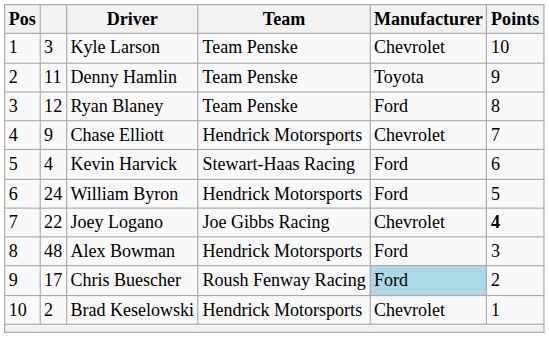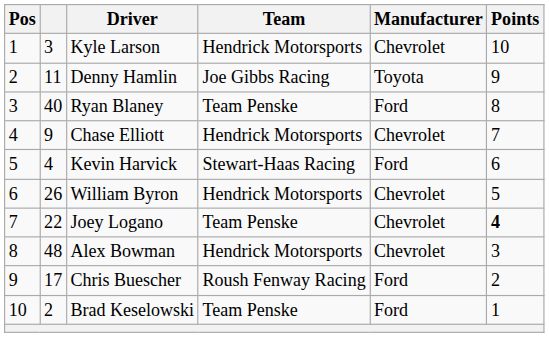(250, 47) Team Penske -> (282, 47) Hendrick Motorsports
(250, 76) Team Penske -> (266, 76) Joe Gibbs Racing
(53, 105) 12 -> (53, 105) 40
(53, 192) 24 -> (53, 192) 26
(391, 192) Ford -> (410, 192) Chevrolet
(266, 221) Joe Gibbs Racing -> (250, 221) Team Penske
(391, 250) Ford -> (410, 250) Chevrolet
(391, 280) lightblue background -> (391, 280) no background
(282, 309) Hendrick Motorsports -> (250, 309) Team Penske
(410, 309) Chevrolet -> (391, 309) Ford
